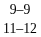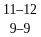rows swapped: (20, 28) <-> (20, 9)
